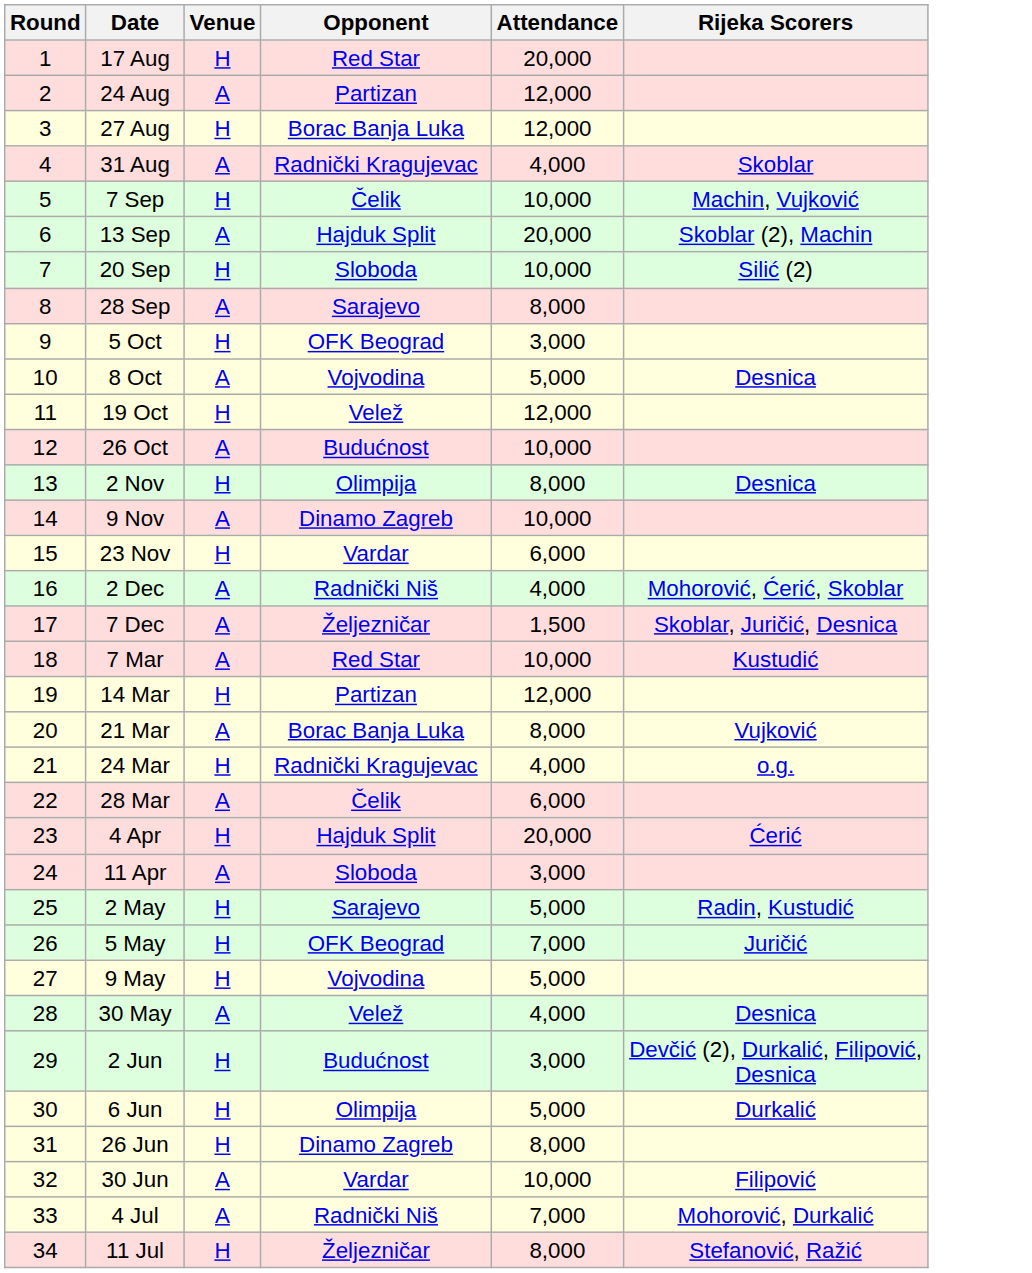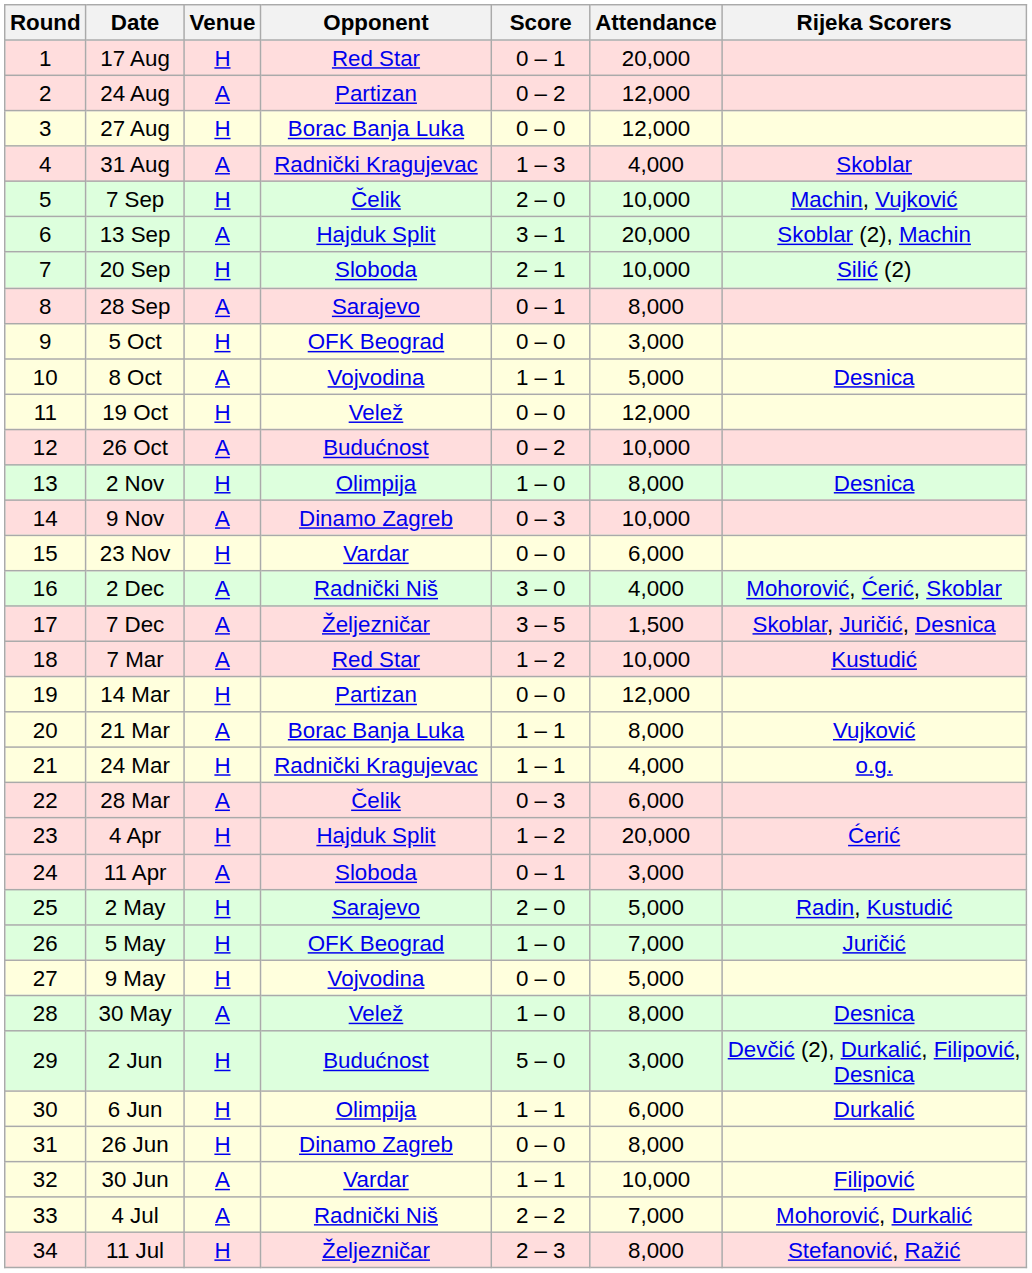+ column: (541, 23)
(557, 1013) 4,000 -> (656, 1013) 8,000
(557, 1109) 5,000 -> (656, 1109) 6,000
